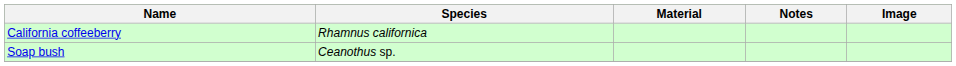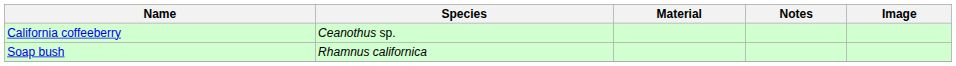(372, 33) Rhamnus californica -> (357, 33) Ceanothus sp.
(357, 52) Ceanothus sp. -> (372, 52) Rhamnus californica
